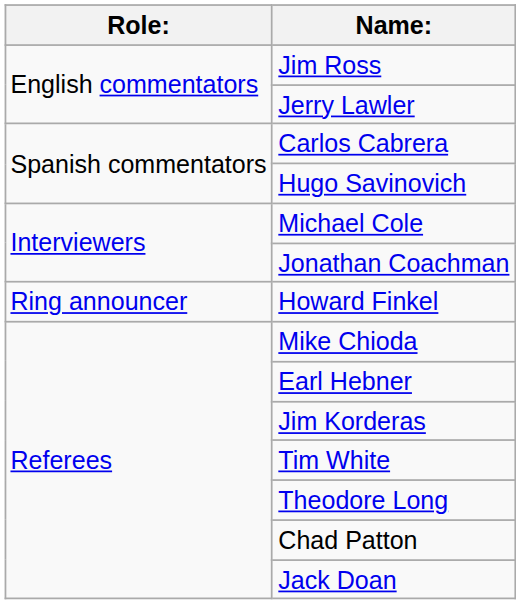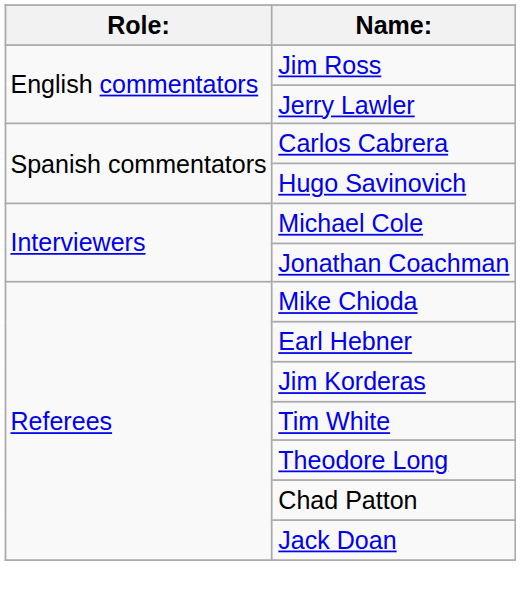- row: (358, 302)
